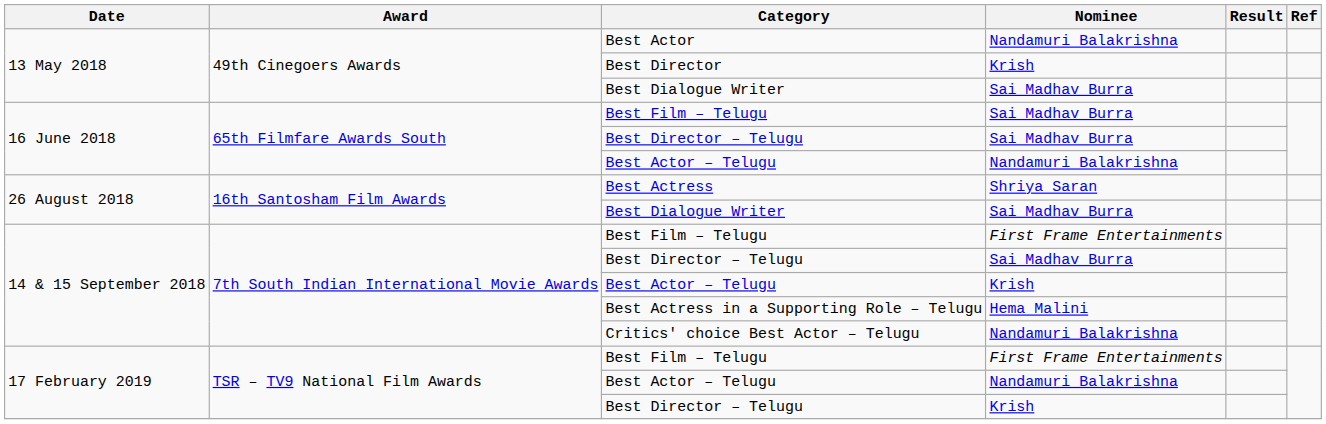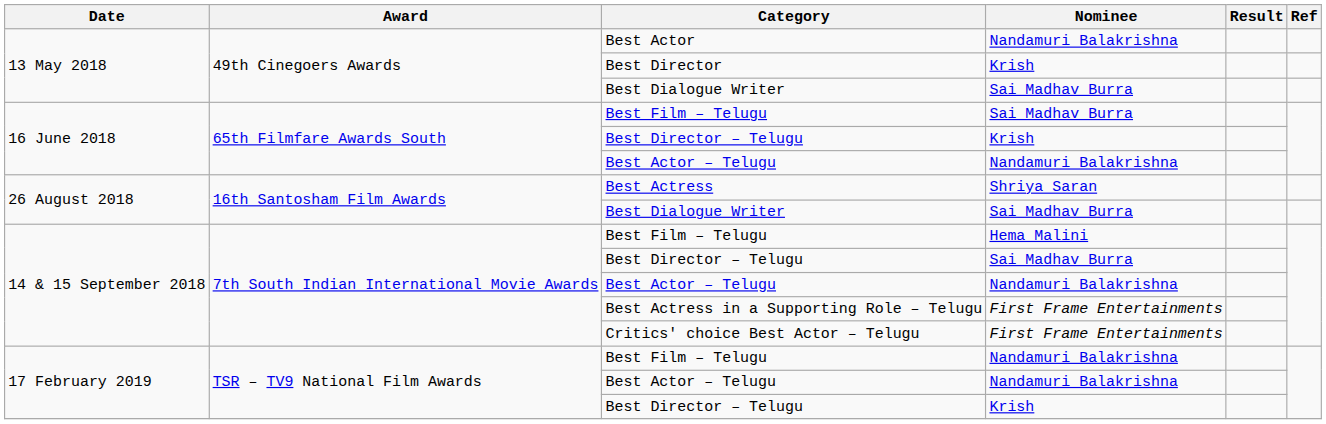(1061, 139) Sai Madhav Burra -> (1012, 139) Krish
(1106, 236) First Frame Entertainments -> (1039, 236) Hema Malini
(1012, 285) Krish -> (1084, 285) Nandamuri Balakrishna
(1039, 309) Hema Malini -> (1106, 309) First Frame Entertainments
(1084, 334) Nandamuri Balakrishna -> (1106, 334) First Frame Entertainments
(1106, 358) First Frame Entertainments -> (1084, 358) Nandamuri Balakrishna
